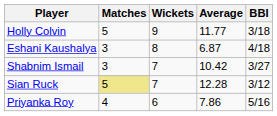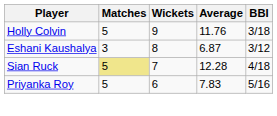(213, 31) 11.77 -> (213, 31) 11.76
(259, 48) 4/18 -> (259, 48) 3/12
- row: (45, 66)
(259, 84) 3/12 -> (259, 66) 4/18
(105, 102) 4 -> (105, 84) 5
(210, 102) 7.86 -> (210, 84) 7.83
